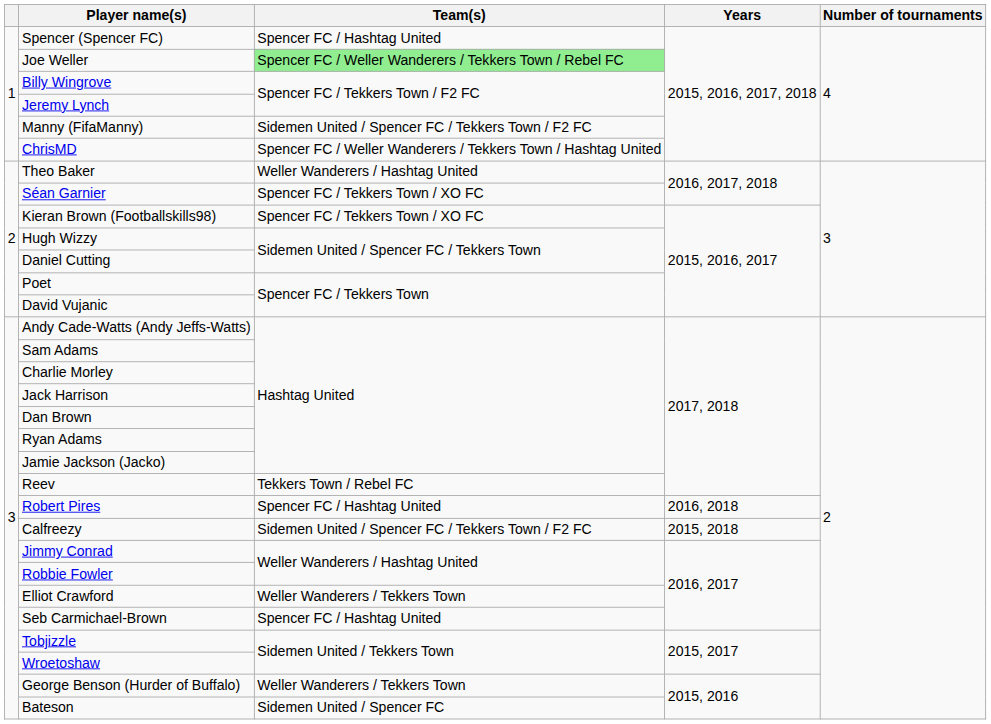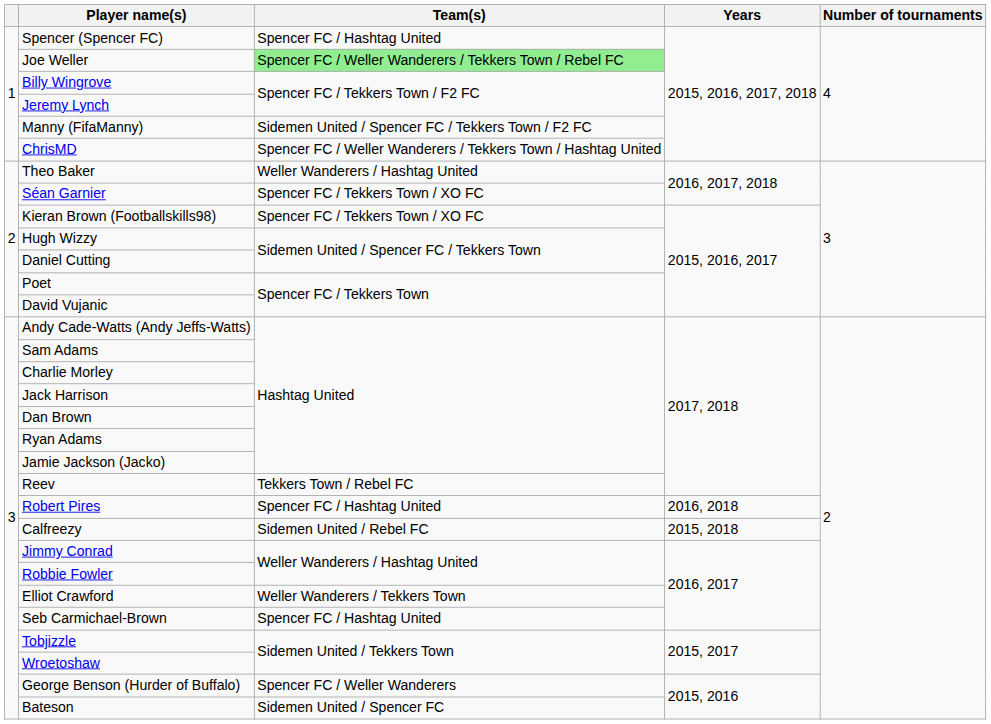(424, 529) Sidemen United / Spencer FC / Tekkers Town / F2 FC -> (343, 529) Sidemen United / Rebel FC
(361, 685) Weller Wanderers / Tekkers Town -> (357, 685) Spencer FC / Weller Wanderers
